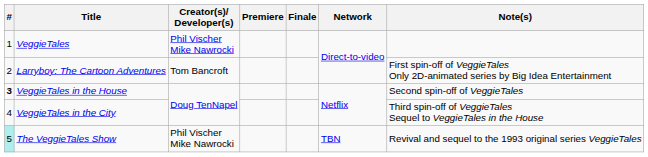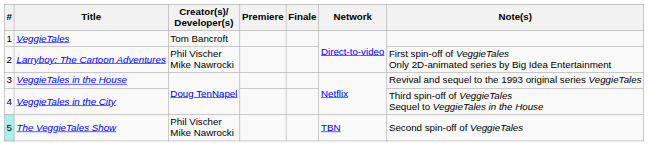(202, 44) Phil Vischer Mike Nawrocki -> (199, 38) Tom Bancroft
(199, 70) Tom Bancroft -> (202, 59) Phil Vischer Mike Nawrocki
(9, 91) bold -> (9, 80) normal
(456, 91) Second spin-off of VeggieTales -> (515, 80) Revival and sequel to the 1993 original series VeggieTales
(515, 139) Revival and sequel to the 1993 original series VeggieTales -> (456, 128) Second spin-off of VeggieTales
